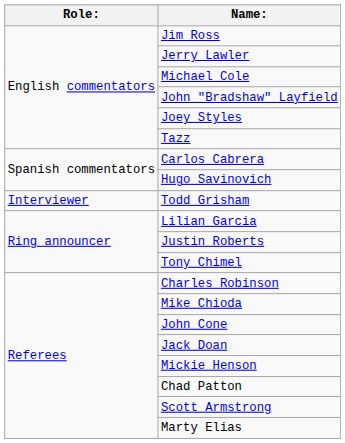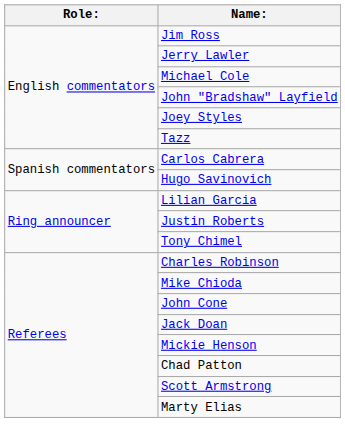- row: (205, 201)
